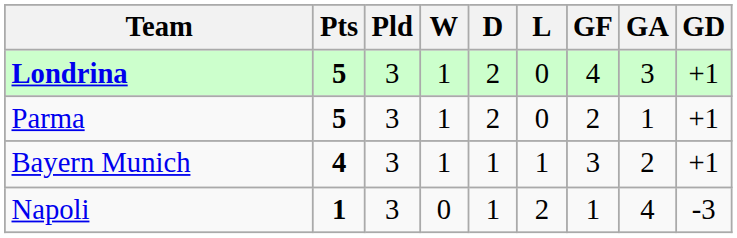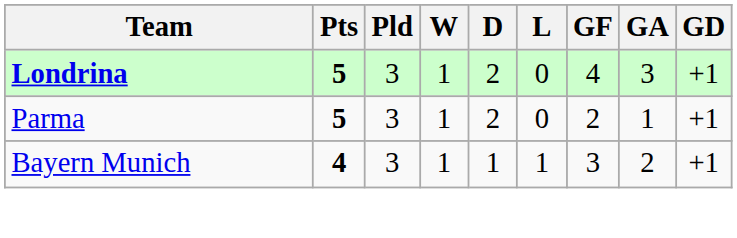- row: (50, 208)
